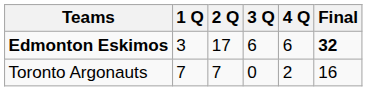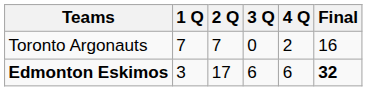rows swapped: (88, 45) <-> (78, 72)
